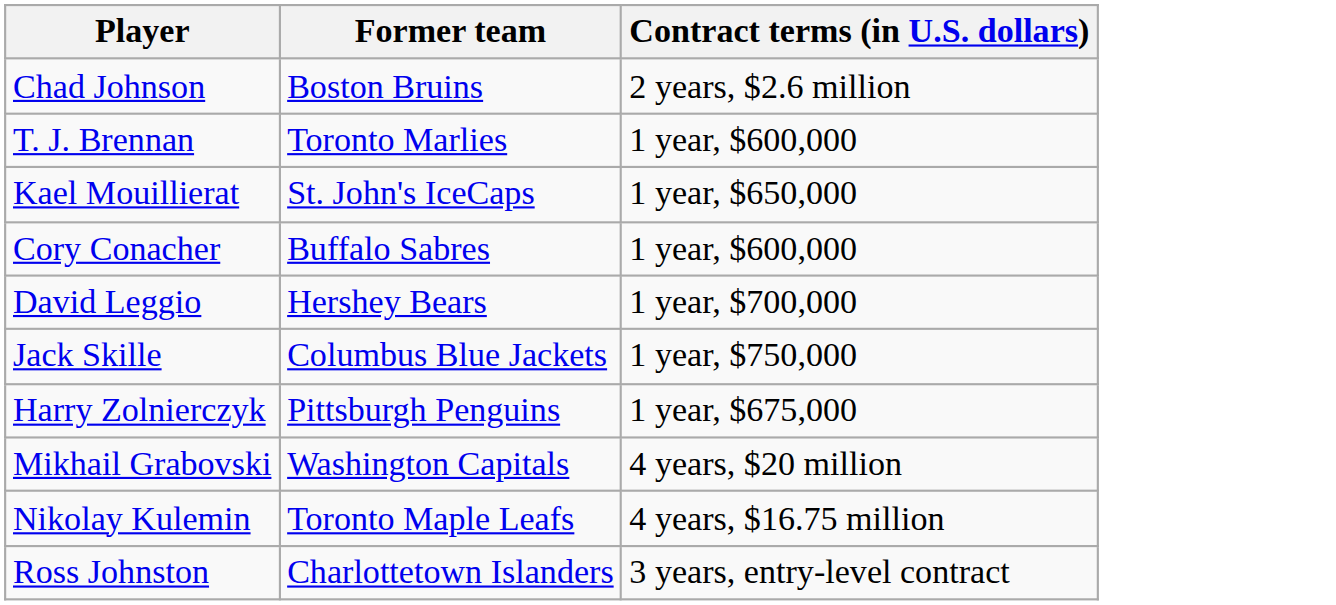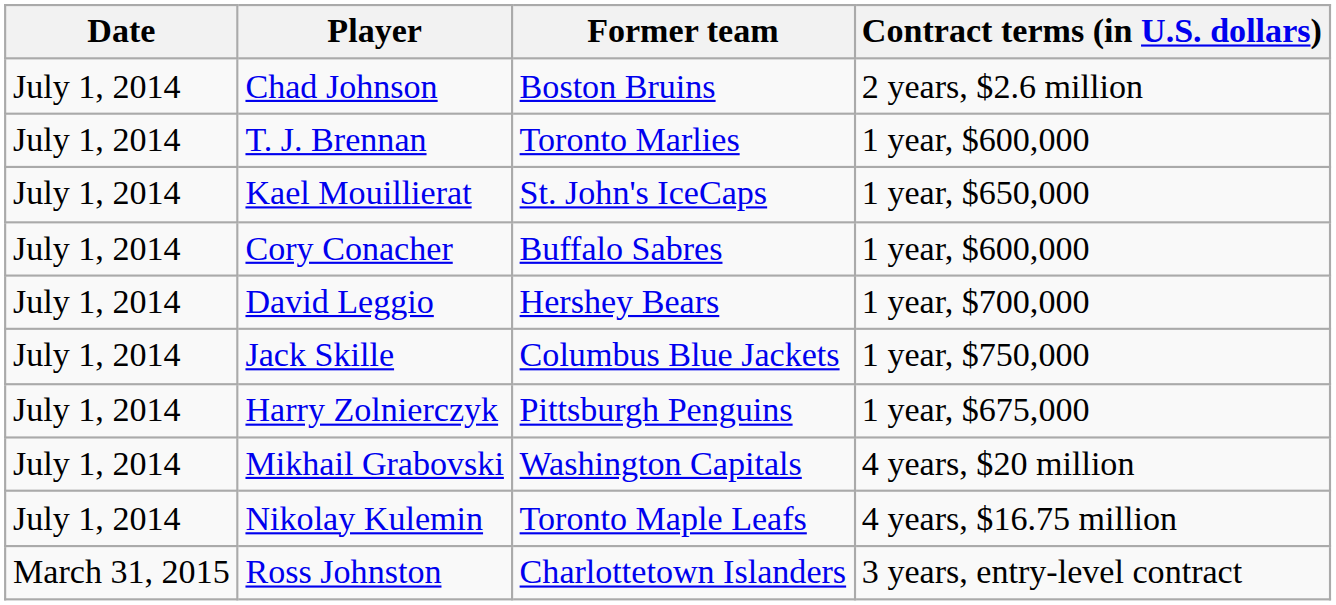+ column: (121, 31)
